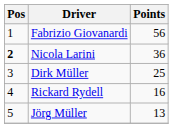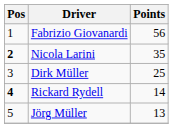(159, 53) 36 -> (159, 53) 35
(10, 92) normal -> (10, 92) bold
(159, 92) 16 -> (159, 92) 14
